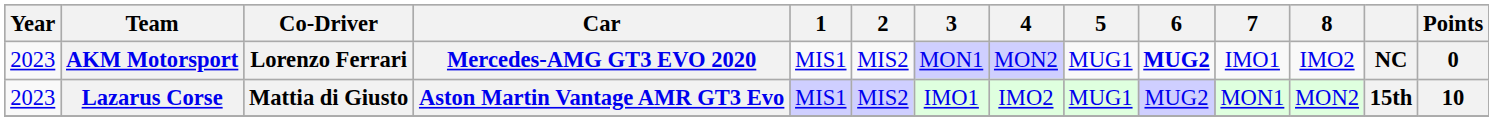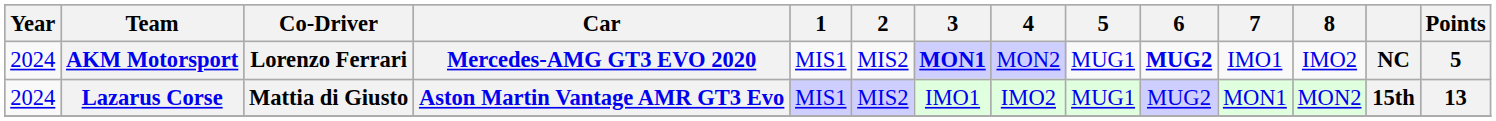(33, 59) 2023 -> (33, 59) 2024
(951, 59) normal -> (953, 59) bold
(1453, 59) 0 -> (1456, 59) 5
(33, 97) 2023 -> (33, 97) 2024
(1453, 97) 10 -> (1456, 97) 13
